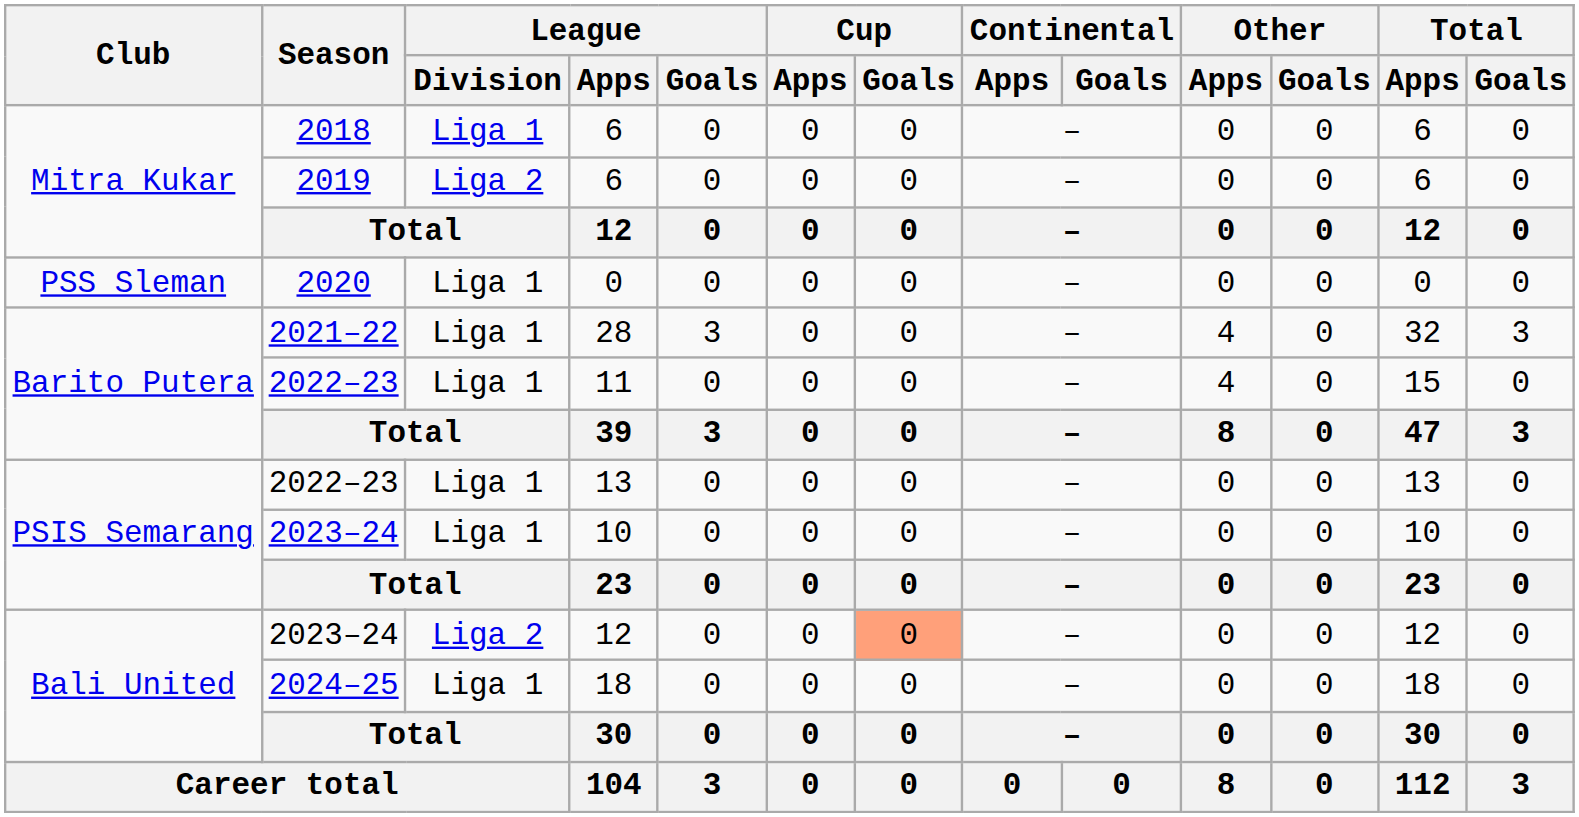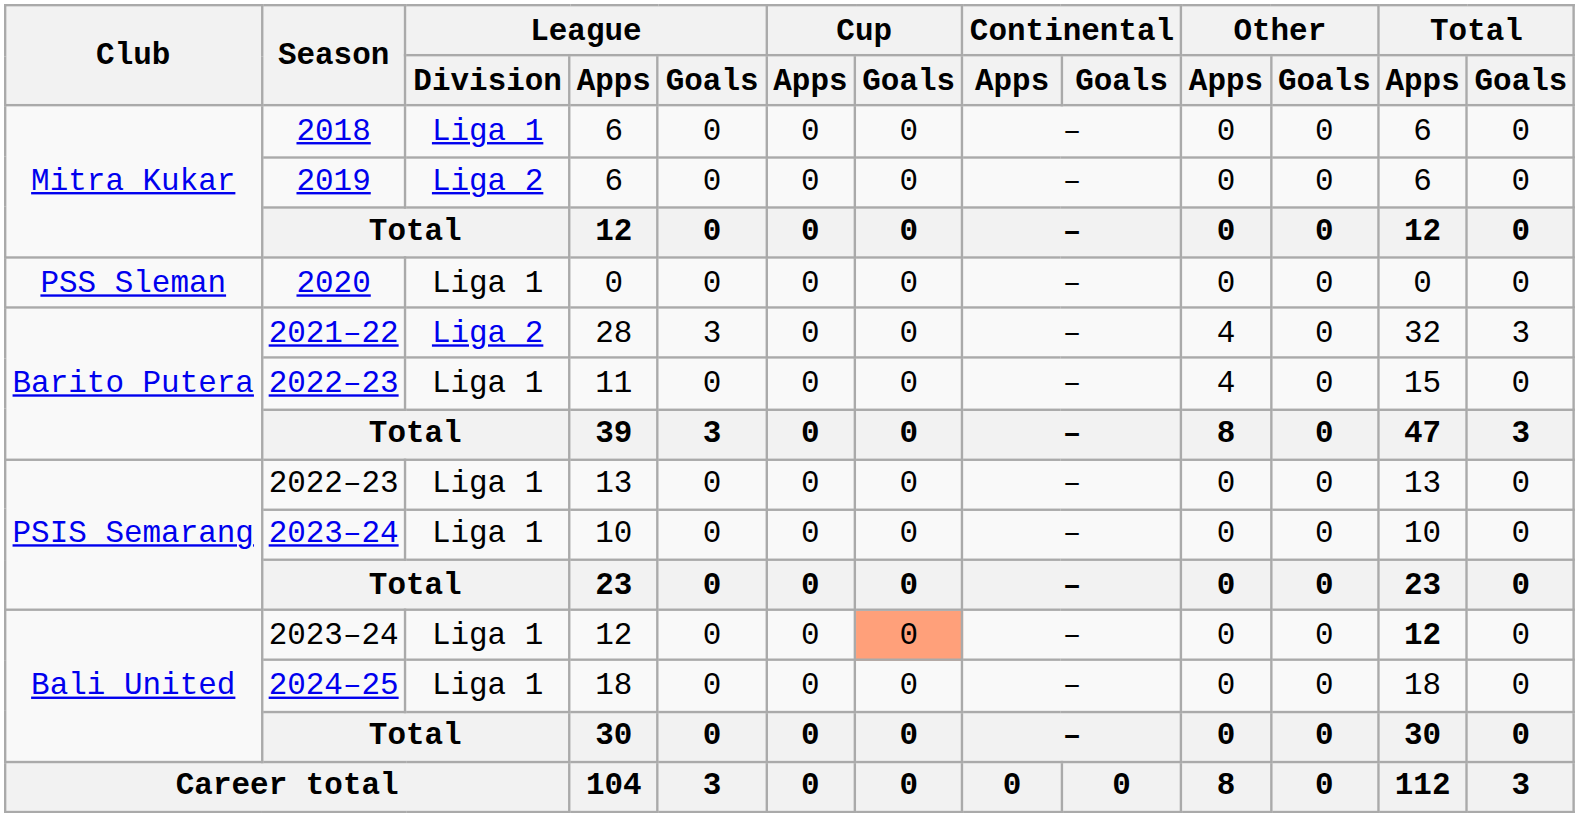(488, 333) Liga 1 -> (488, 333) Liga 2
(488, 636) Liga 2 -> (488, 636) Liga 1
(1423, 636) normal -> (1423, 636) bold
